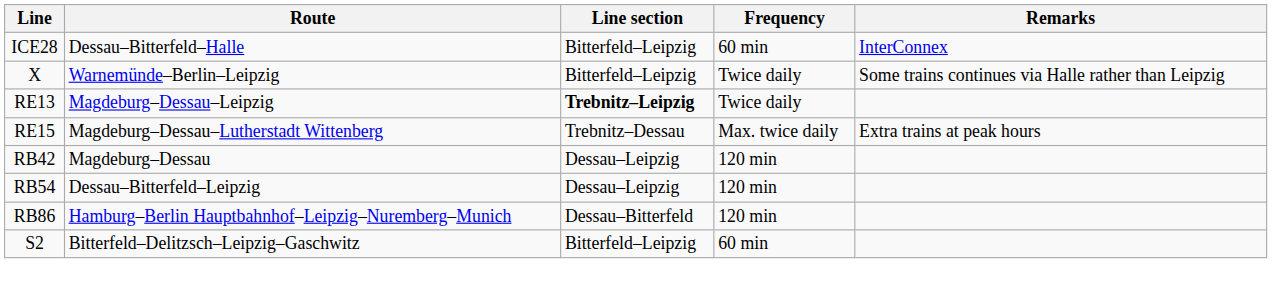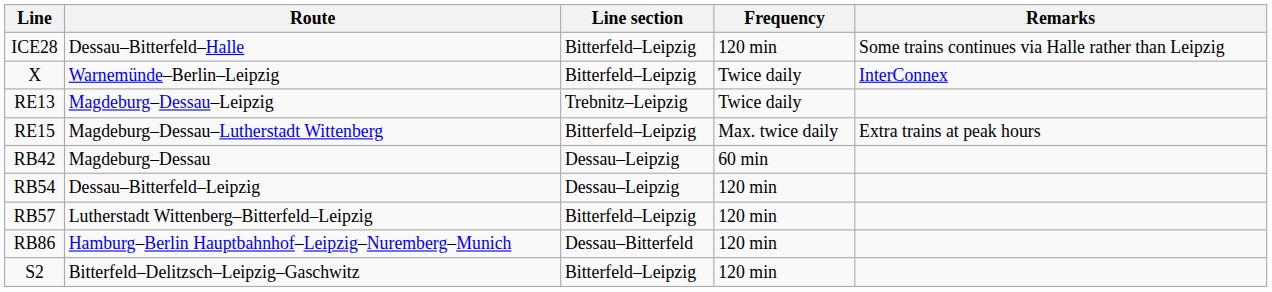(743, 46) 60 min -> (748, 46) 120 min
(903, 46) InterConnex -> (1042, 46) Some trains continues via Halle rather than Leipzig
(1042, 74) Some trains continues via Halle rather than Leipzig -> (903, 74) InterConnex
(630, 103) bold -> (626, 103) normal
(625, 131) Trebnitz–Dessau -> (630, 131) Bitterfeld–Leipzig
(748, 159) 120 min -> (743, 159) 60 min
+ row: (35, 215)
(743, 243) 60 min -> (748, 272) 120 min
